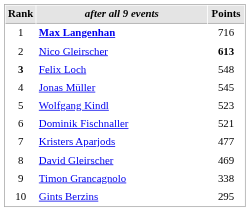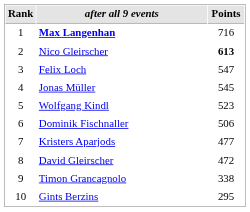(21, 69) bold -> (21, 69) normal
(226, 69) 548 -> (226, 69) 547
(226, 124) 521 -> (226, 124) 506
(226, 160) 469 -> (226, 160) 472
